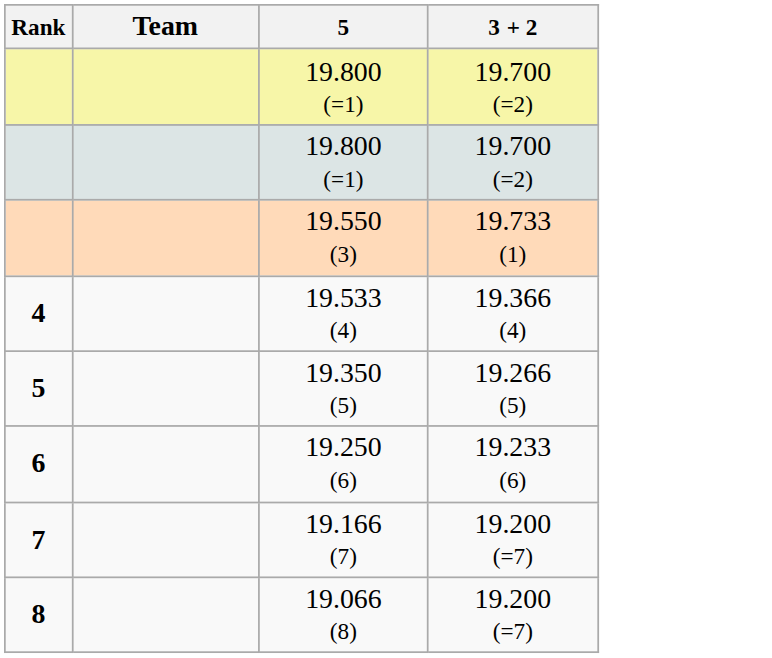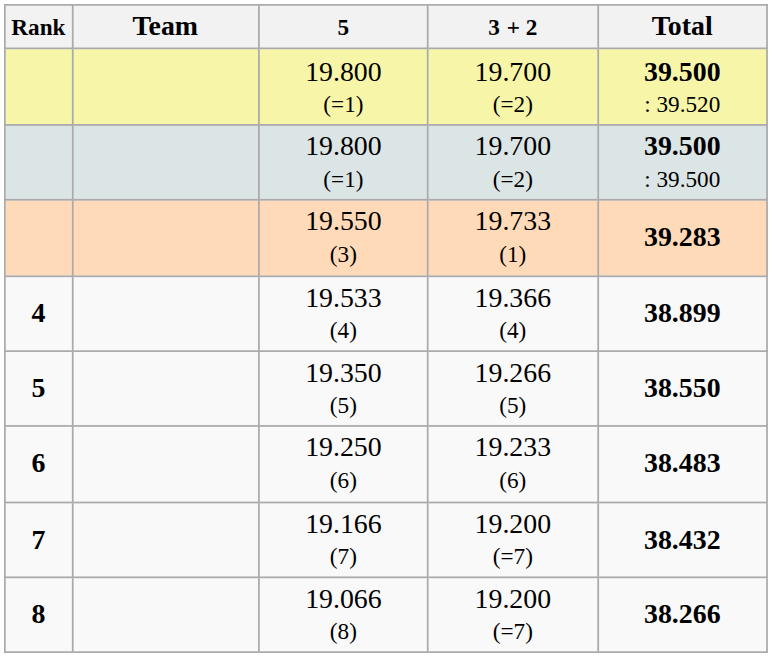+ column: (682, 26)
